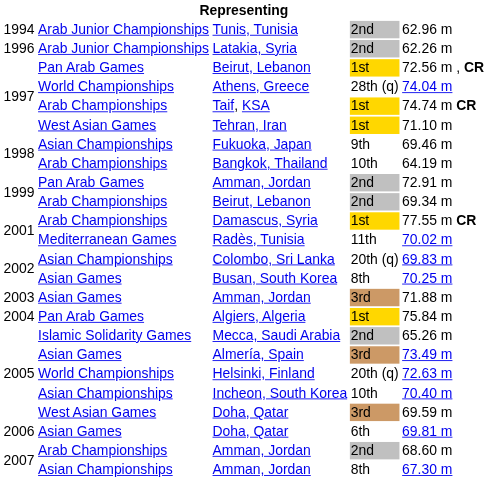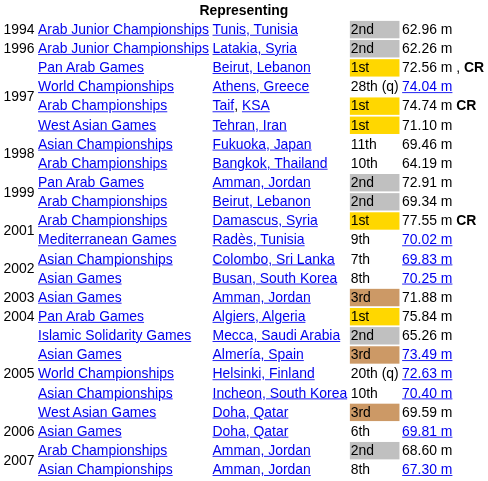(360, 144) 9th -> (364, 144) 11th
(364, 240) 11th -> (360, 240) 9th
(375, 259) 20th (q) -> (360, 259) 7th
